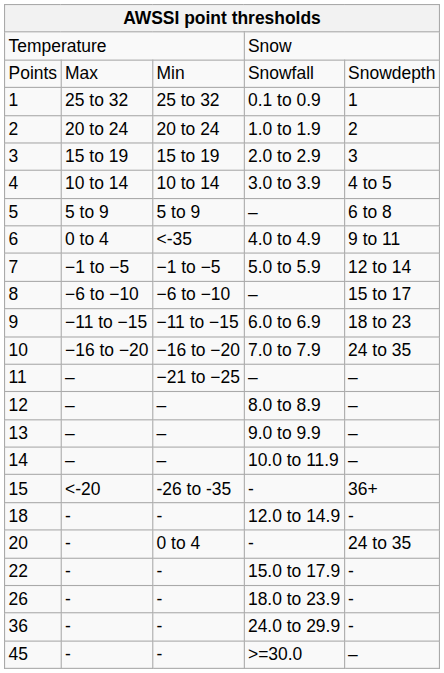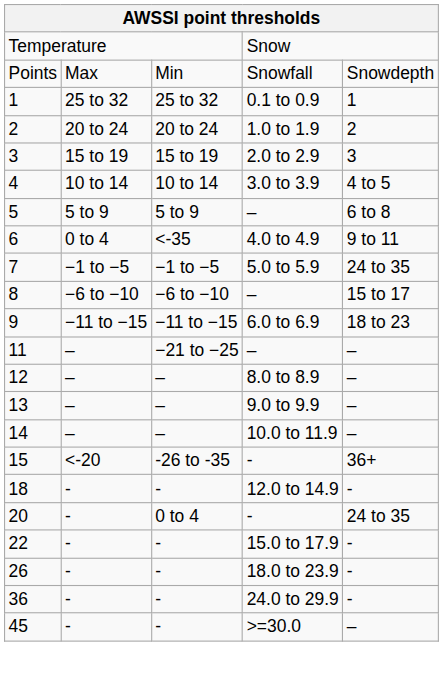(380, 267) 12 to 14 -> (378, 267) 24 to 35
- row: (18, 350)
